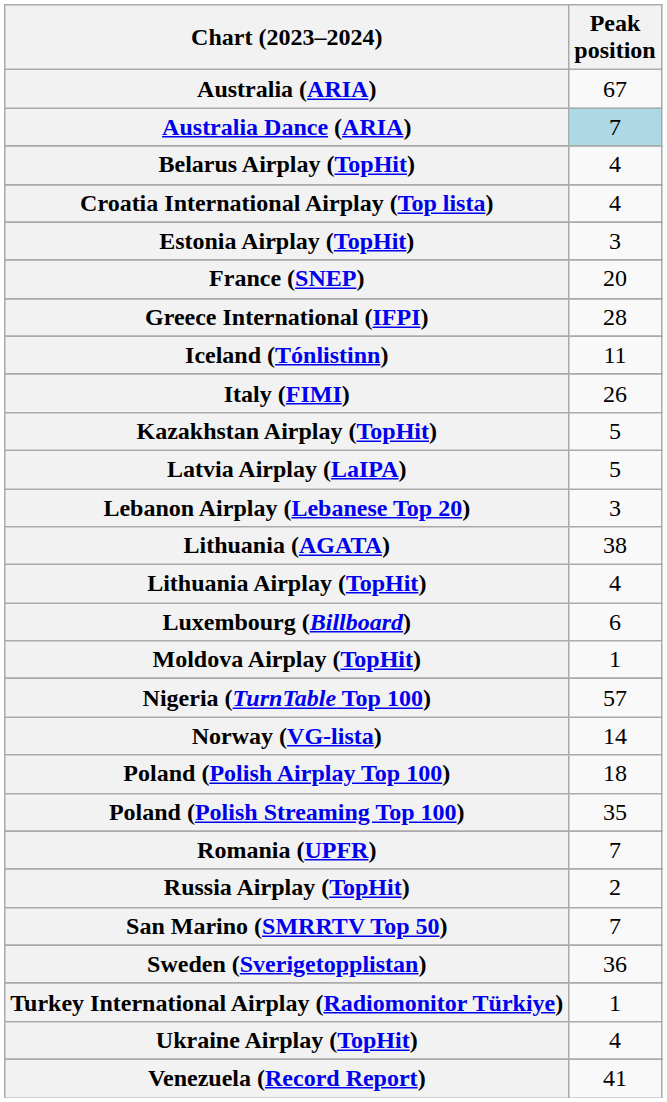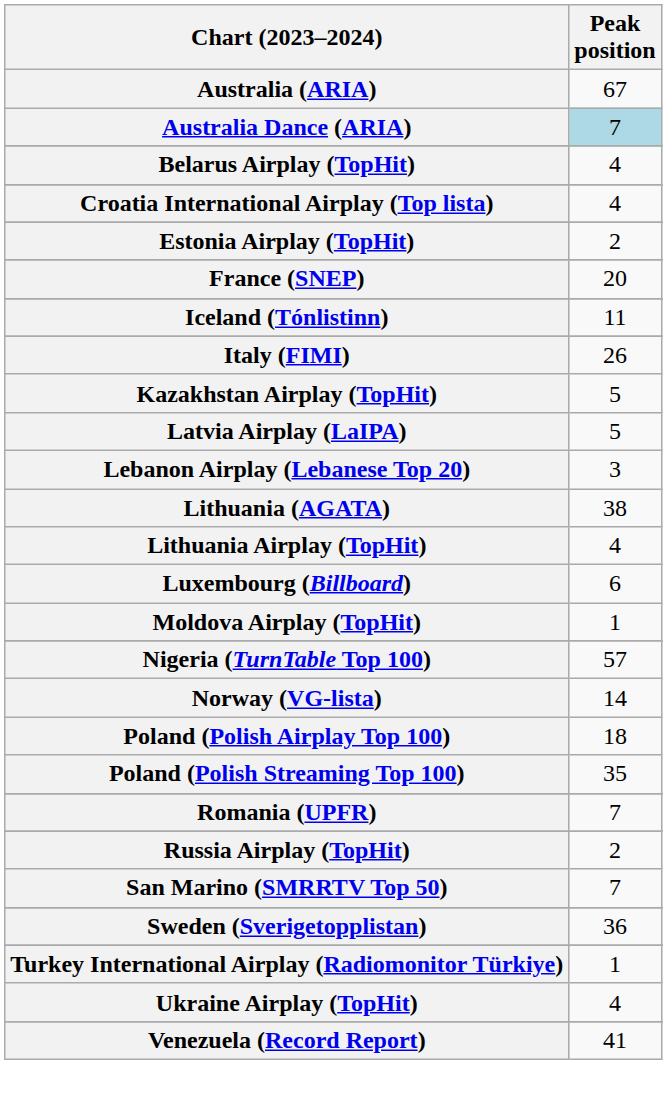(615, 240) 3 -> (615, 240) 2
- row: (287, 316)
